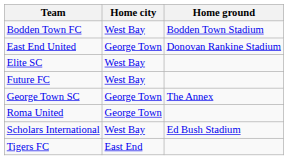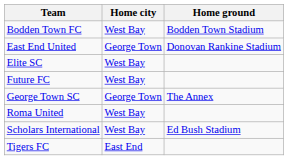(133, 113) George Town -> (125, 113) West Bay
